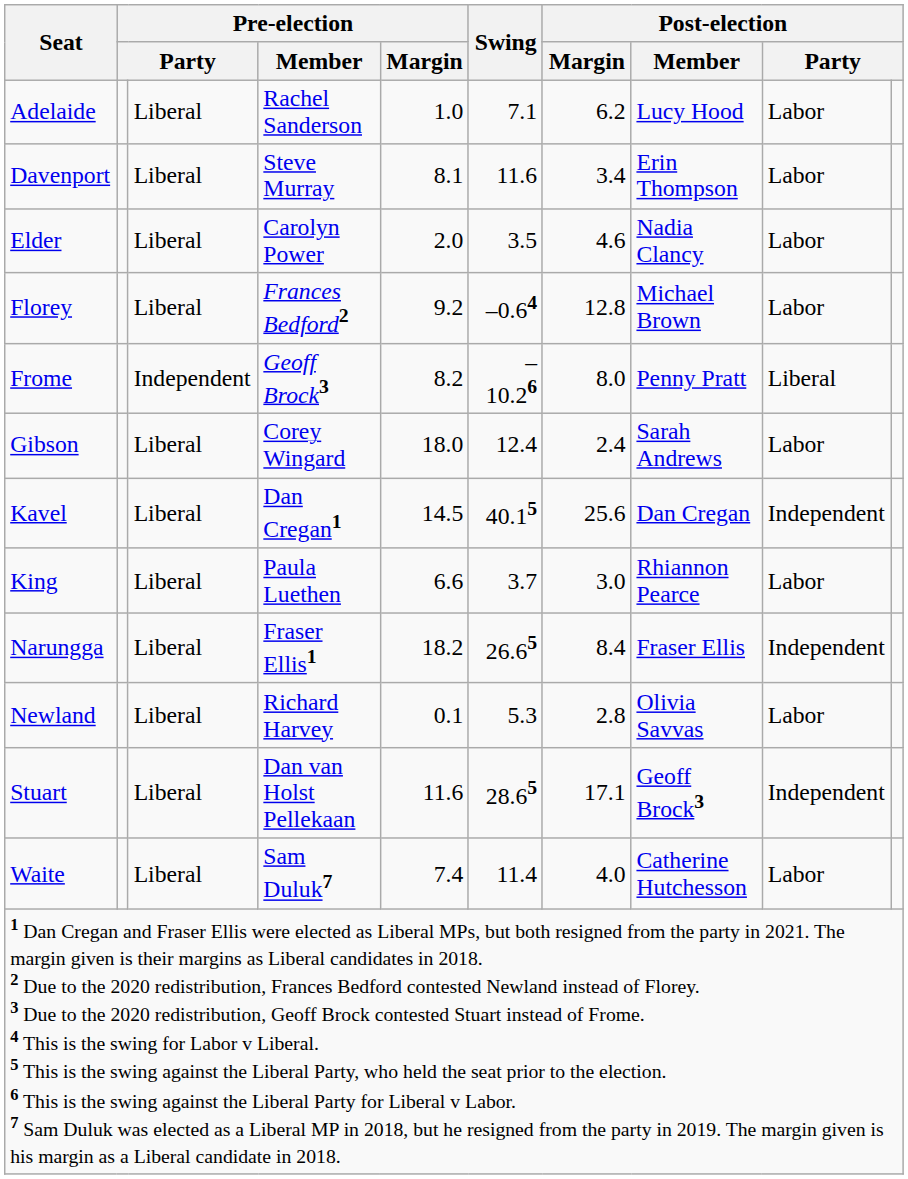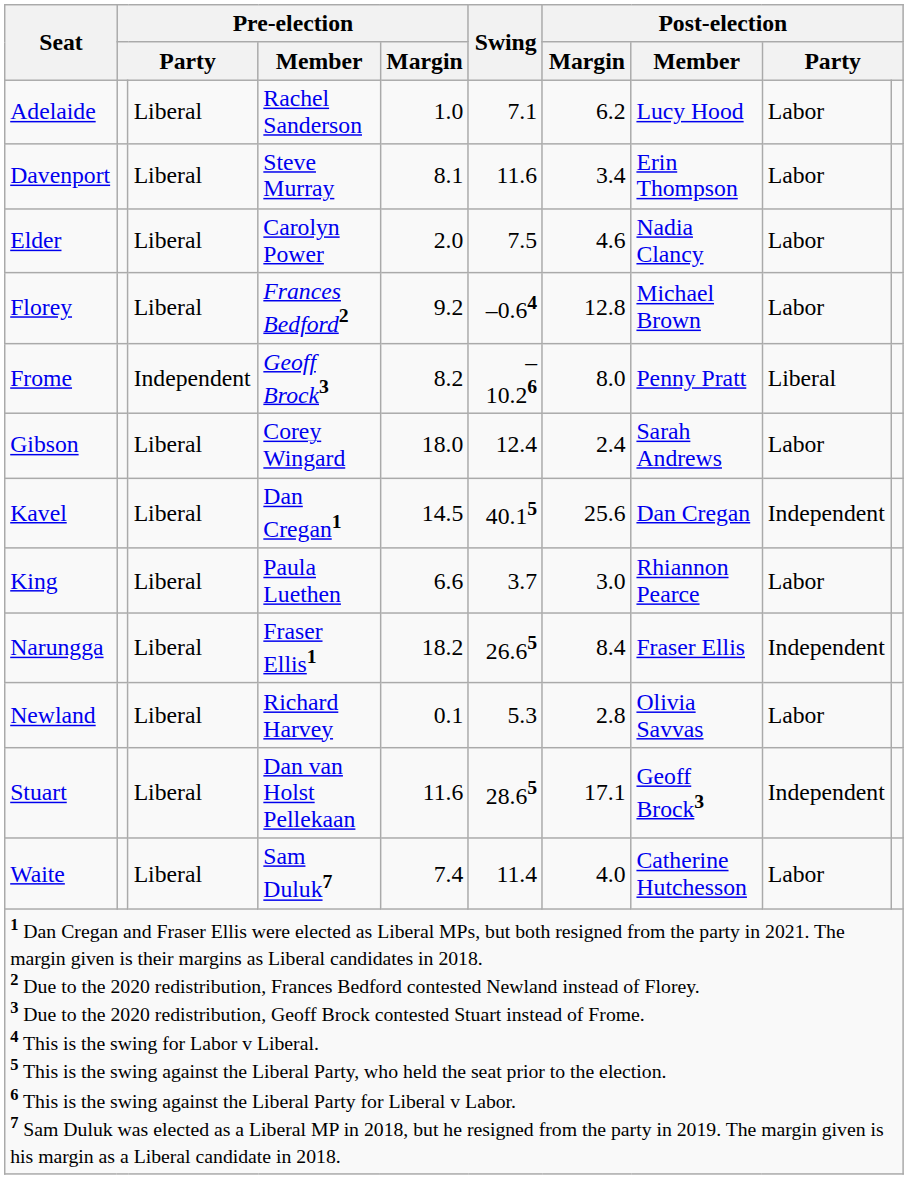(522, 240) 3.5 -> (522, 240) 7.5
